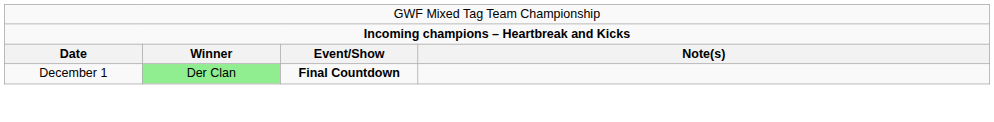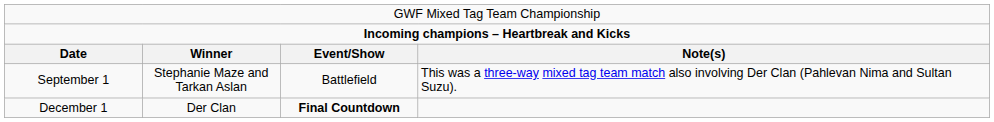+ row: (73, 80)
(211, 73) lightgreen background -> (211, 107) no background
